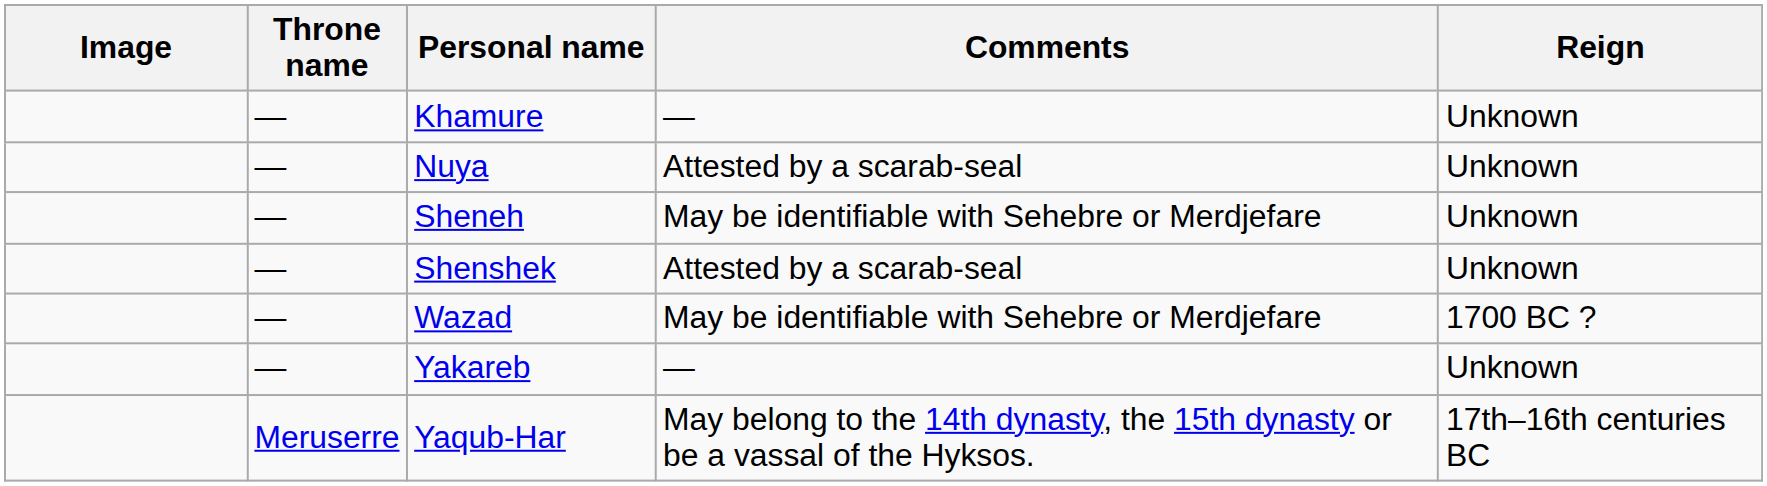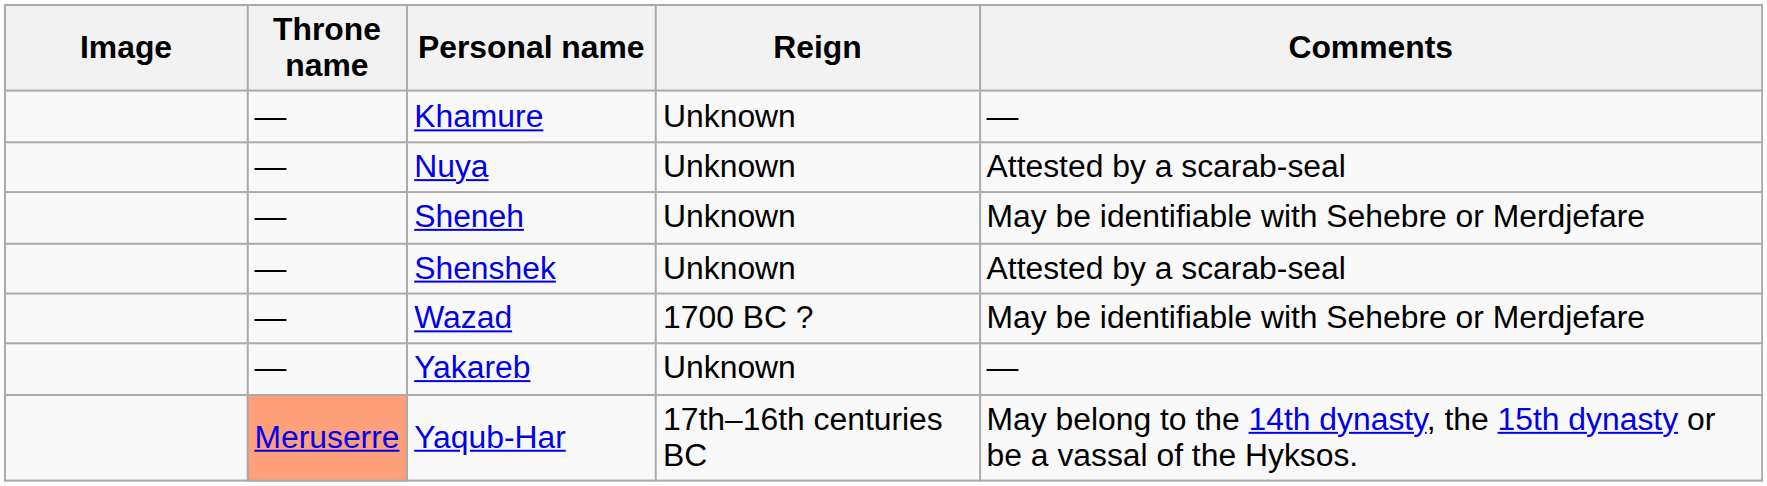columns swapped: (1047, 47) <-> (1600, 47)
(327, 436) no background -> (327, 436) lightsalmon background
